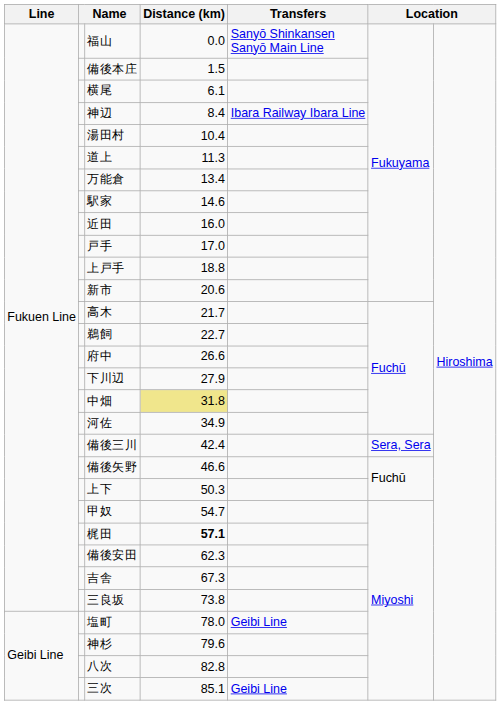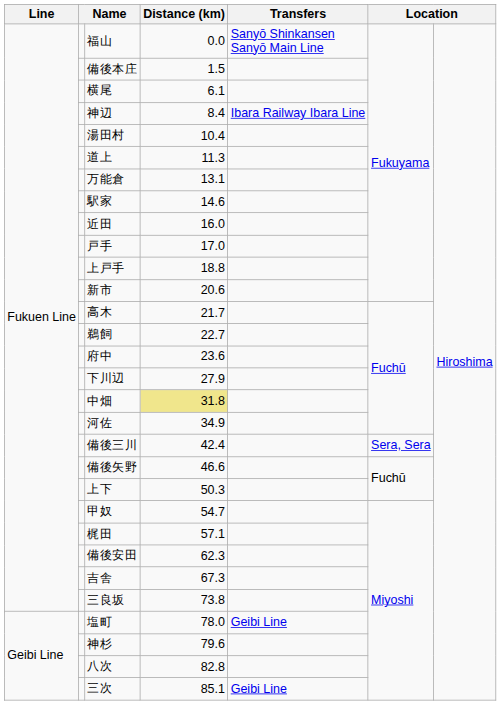(213, 179) 13.4 -> (213, 179) 13.1
(213, 356) 26.6 -> (213, 356) 23.6
(213, 533) bold -> (213, 533) normal
